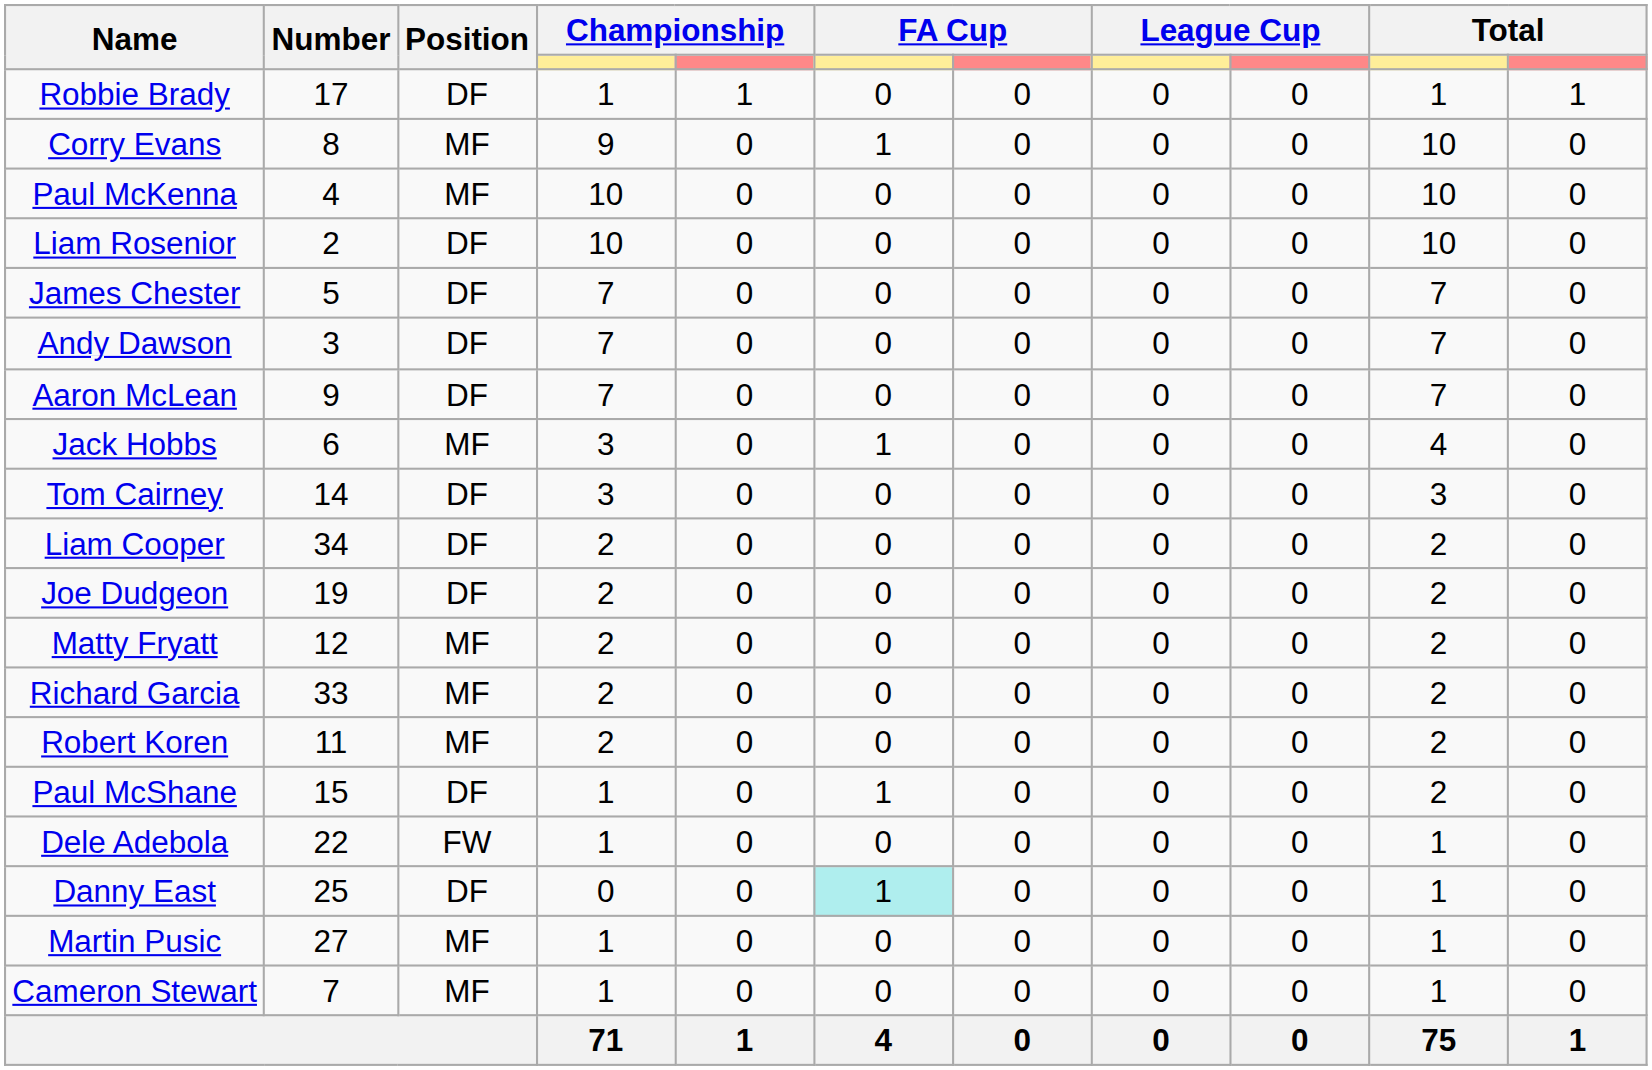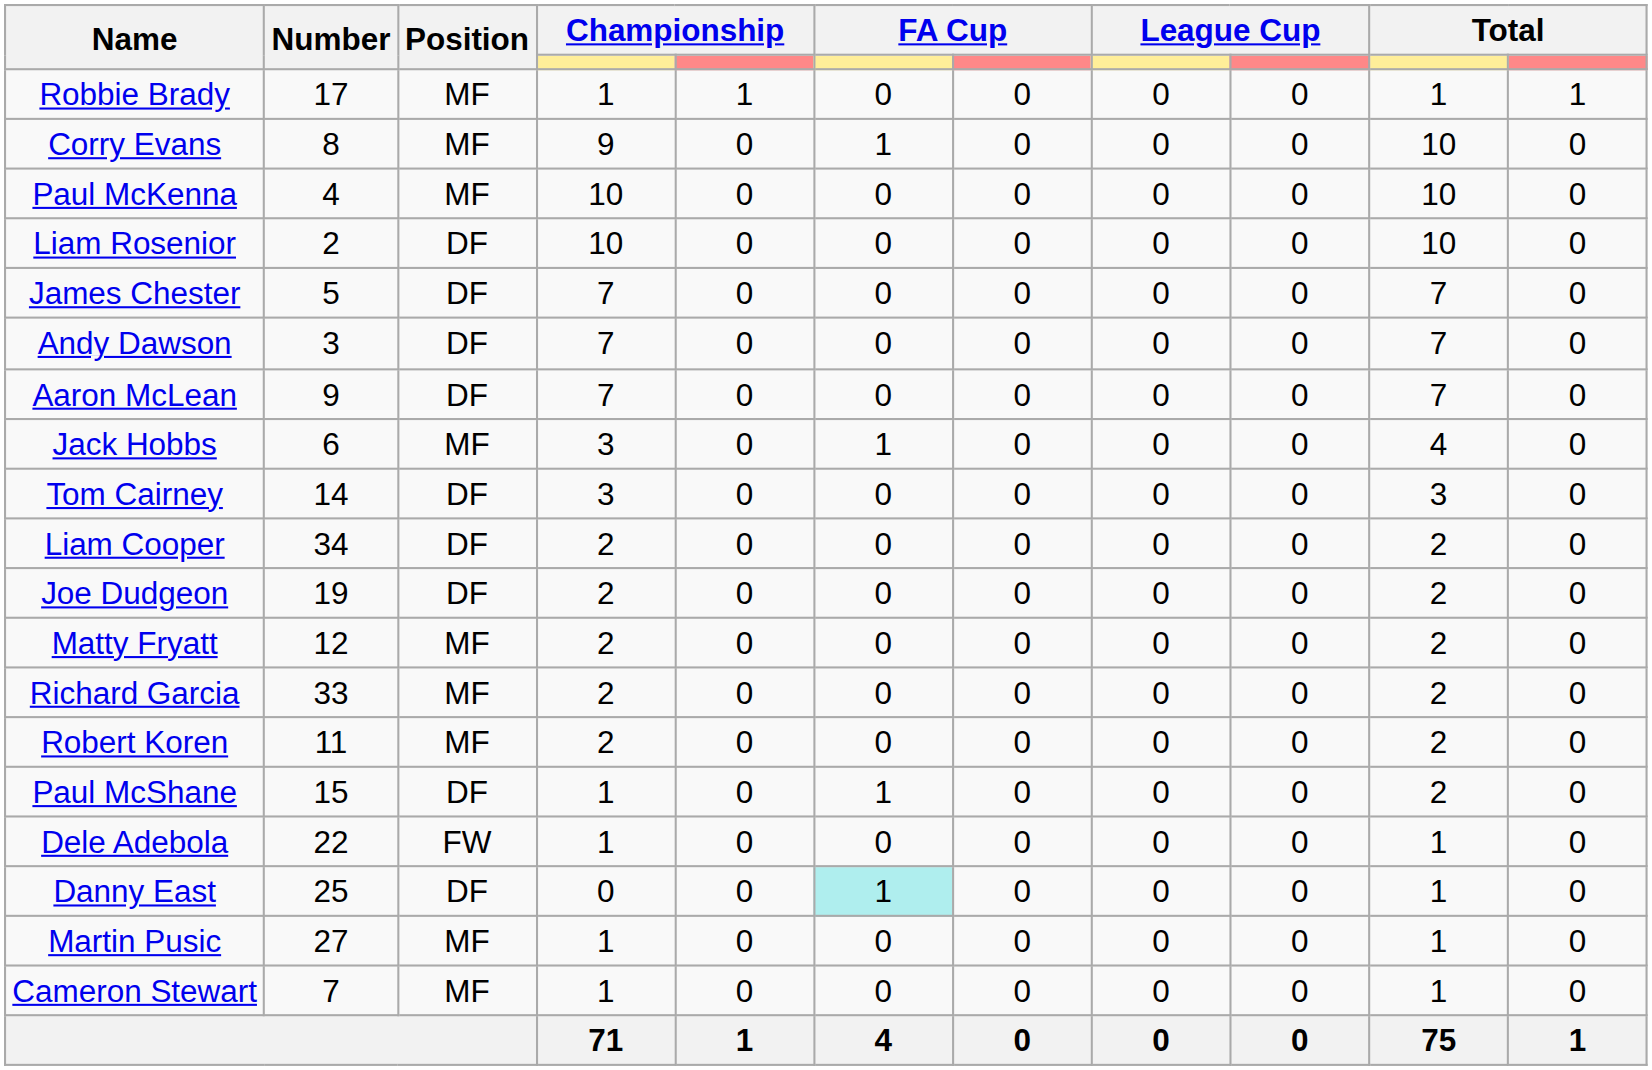(467, 95) DF -> (467, 95) MF
